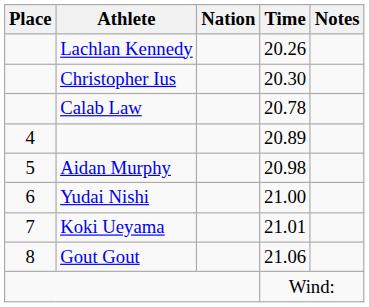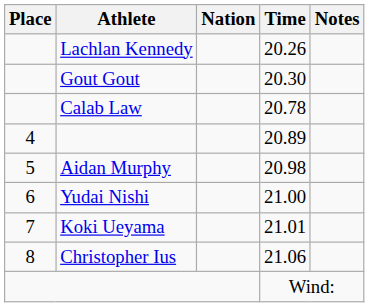(118, 78) Christopher Ius -> (100, 78) Gout Gout
(100, 256) Gout Gout -> (118, 256) Christopher Ius
